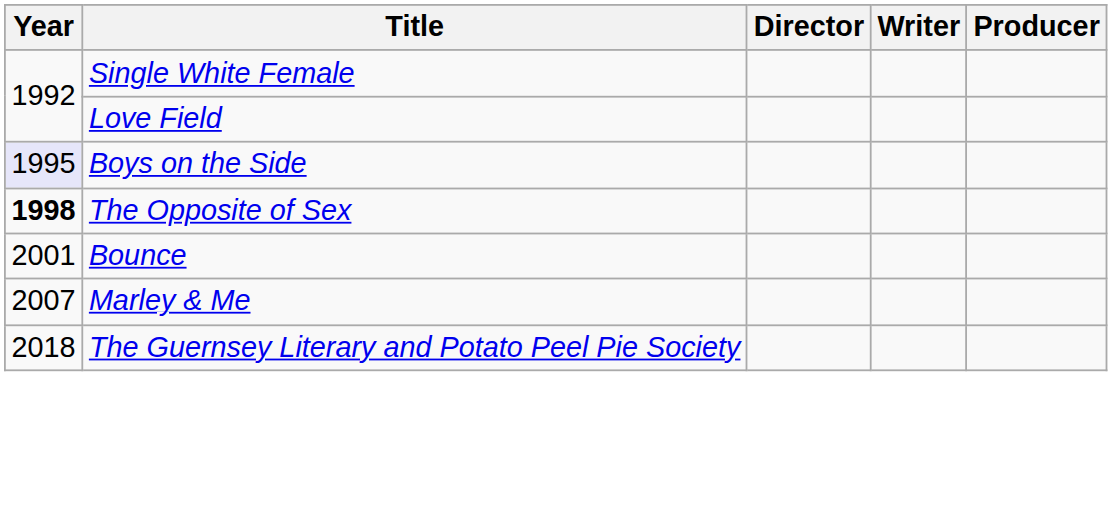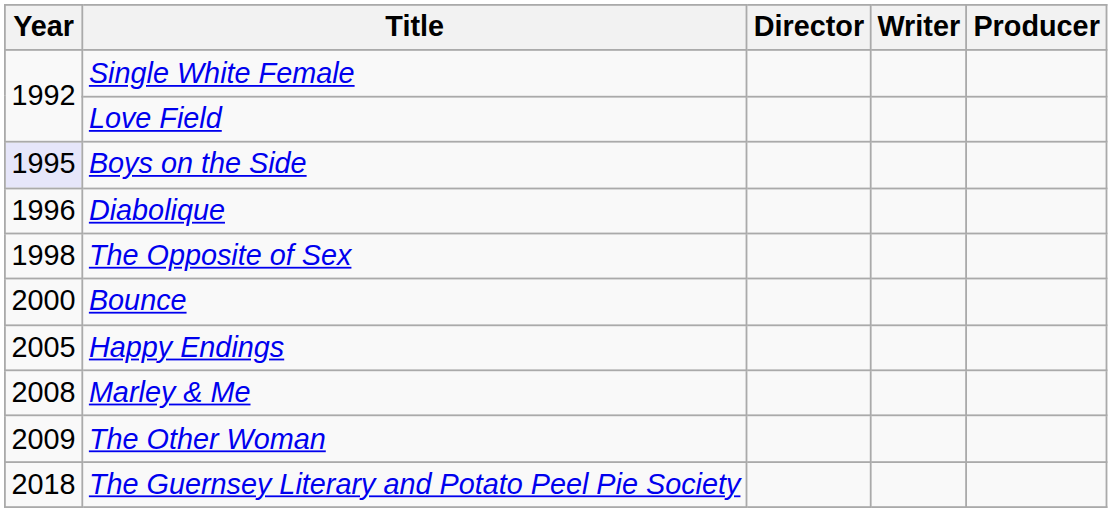+ row: (157, 210)
(44, 210) bold -> (44, 255) normal
(44, 255) 2001 -> (44, 301) 2000
+ row: (187, 347)
(44, 301) 2007 -> (44, 392) 2008
+ row: (207, 438)
